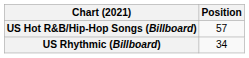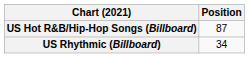(222, 28) 57 -> (222, 28) 87
